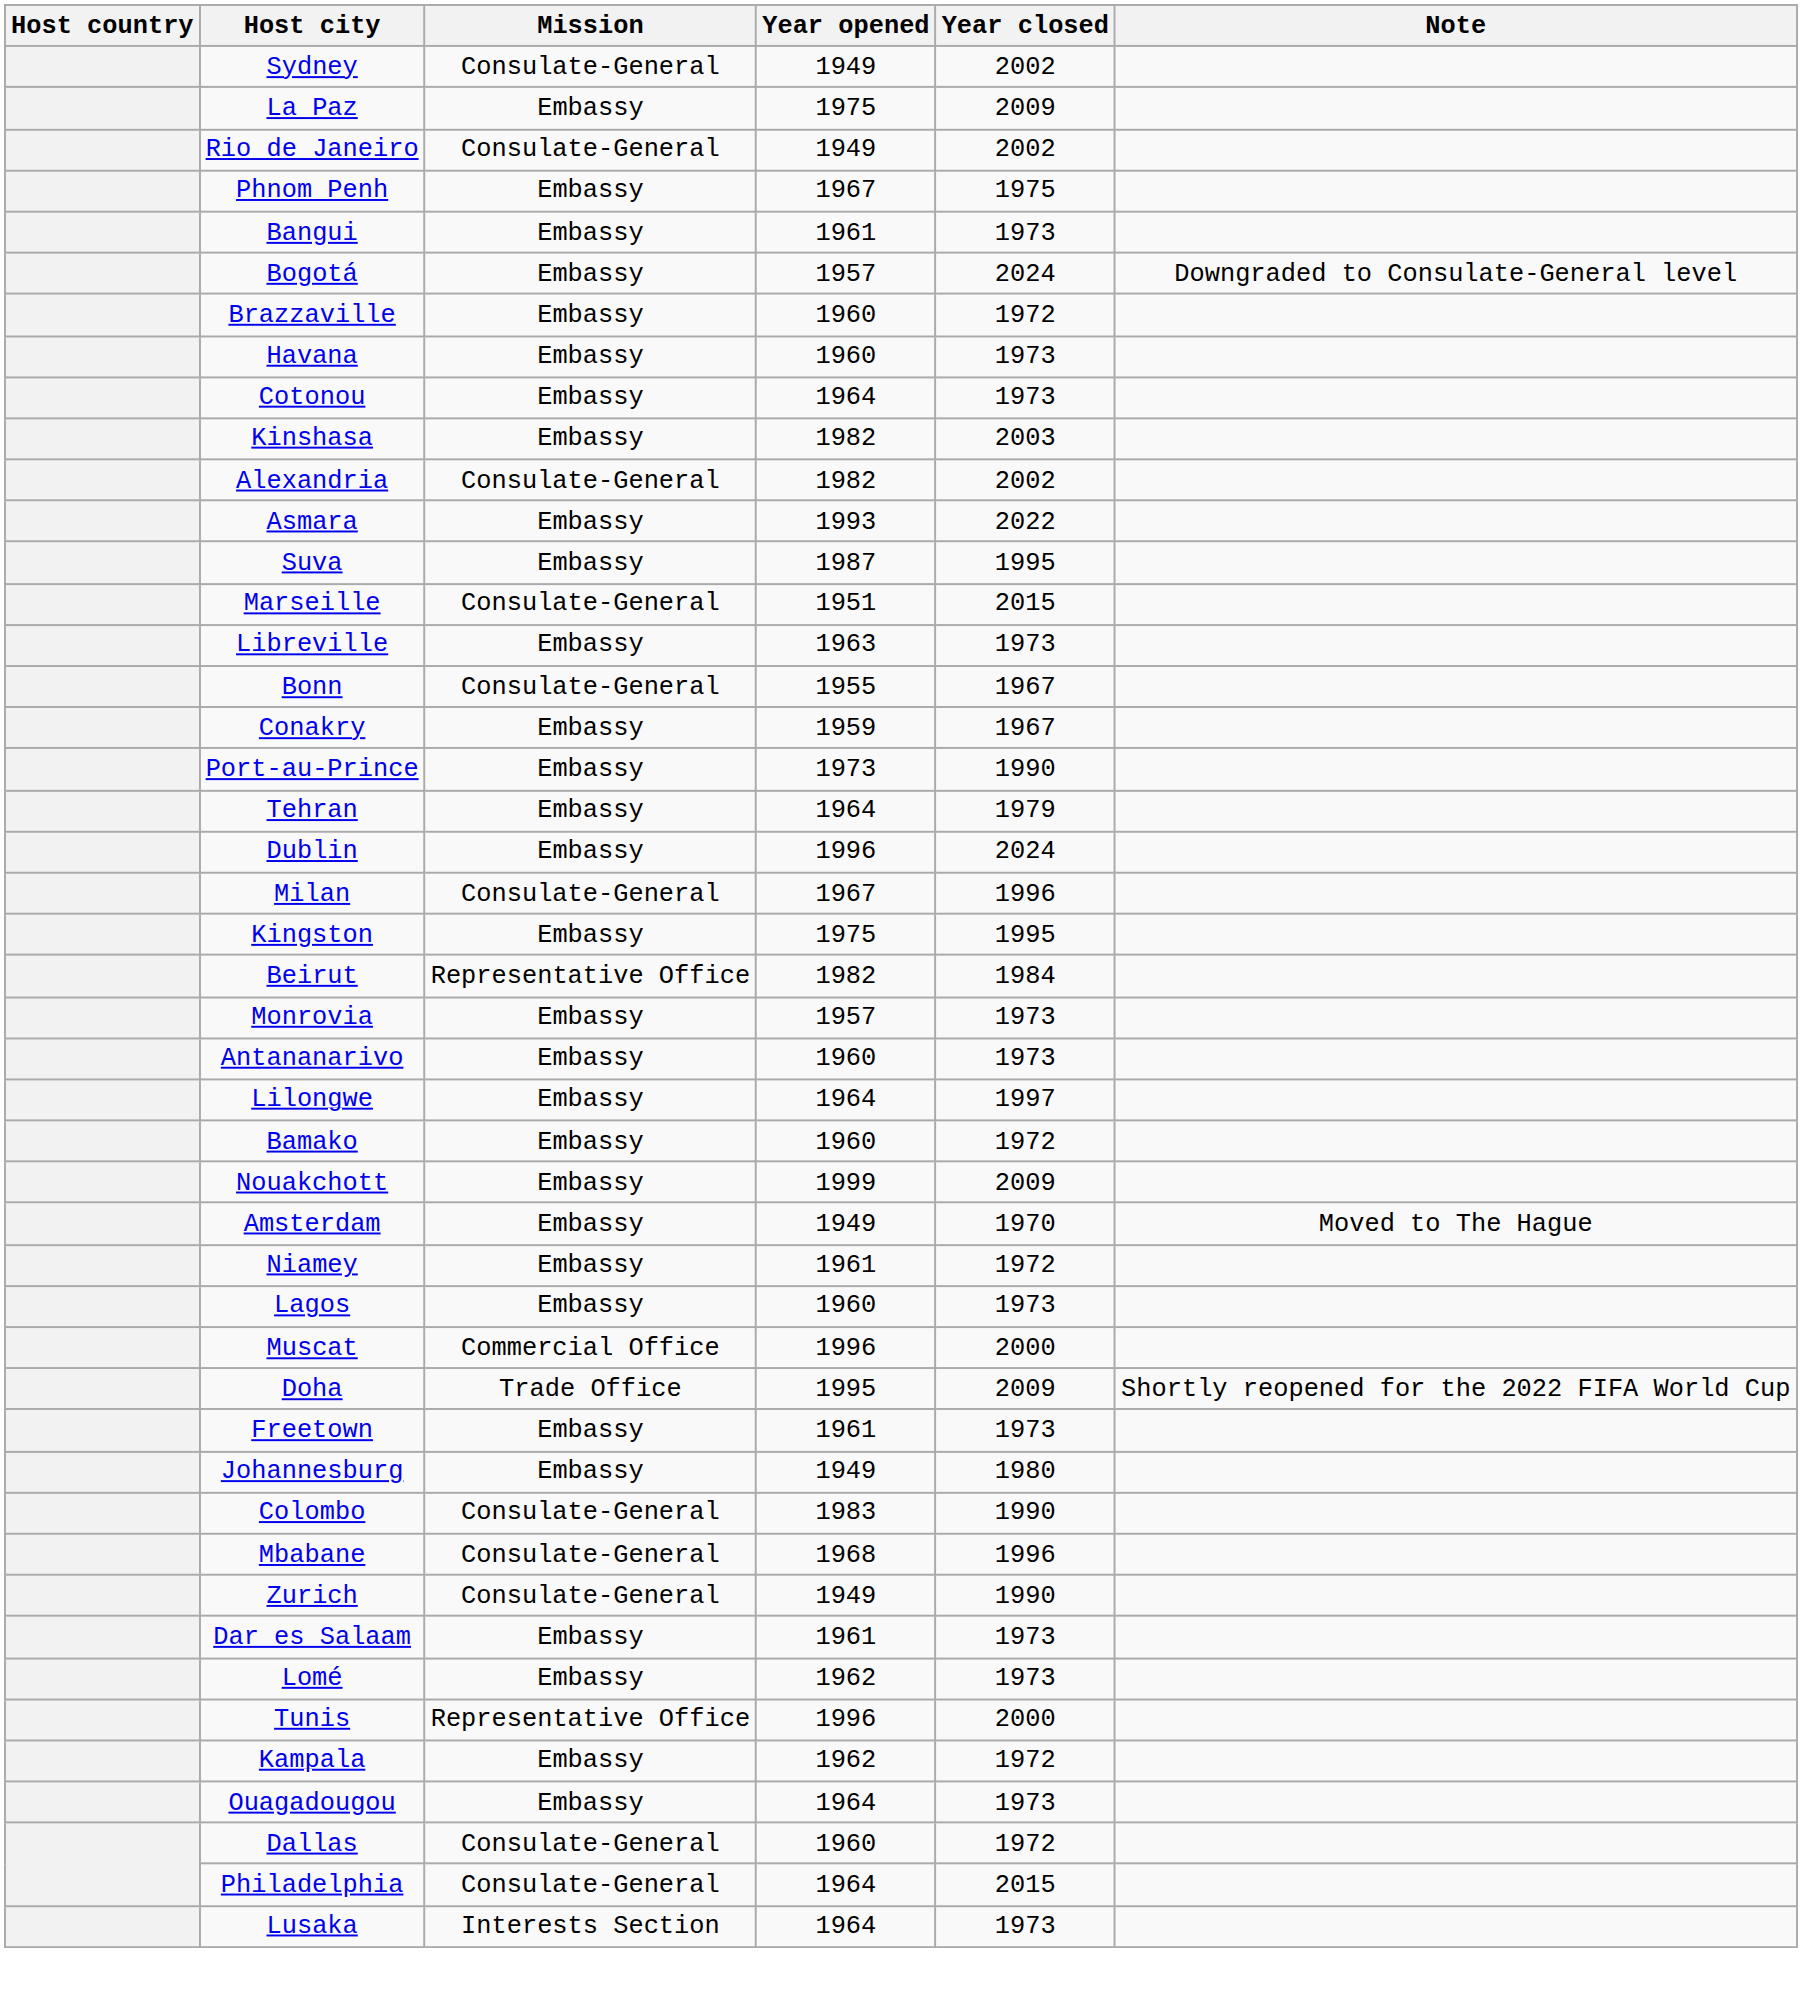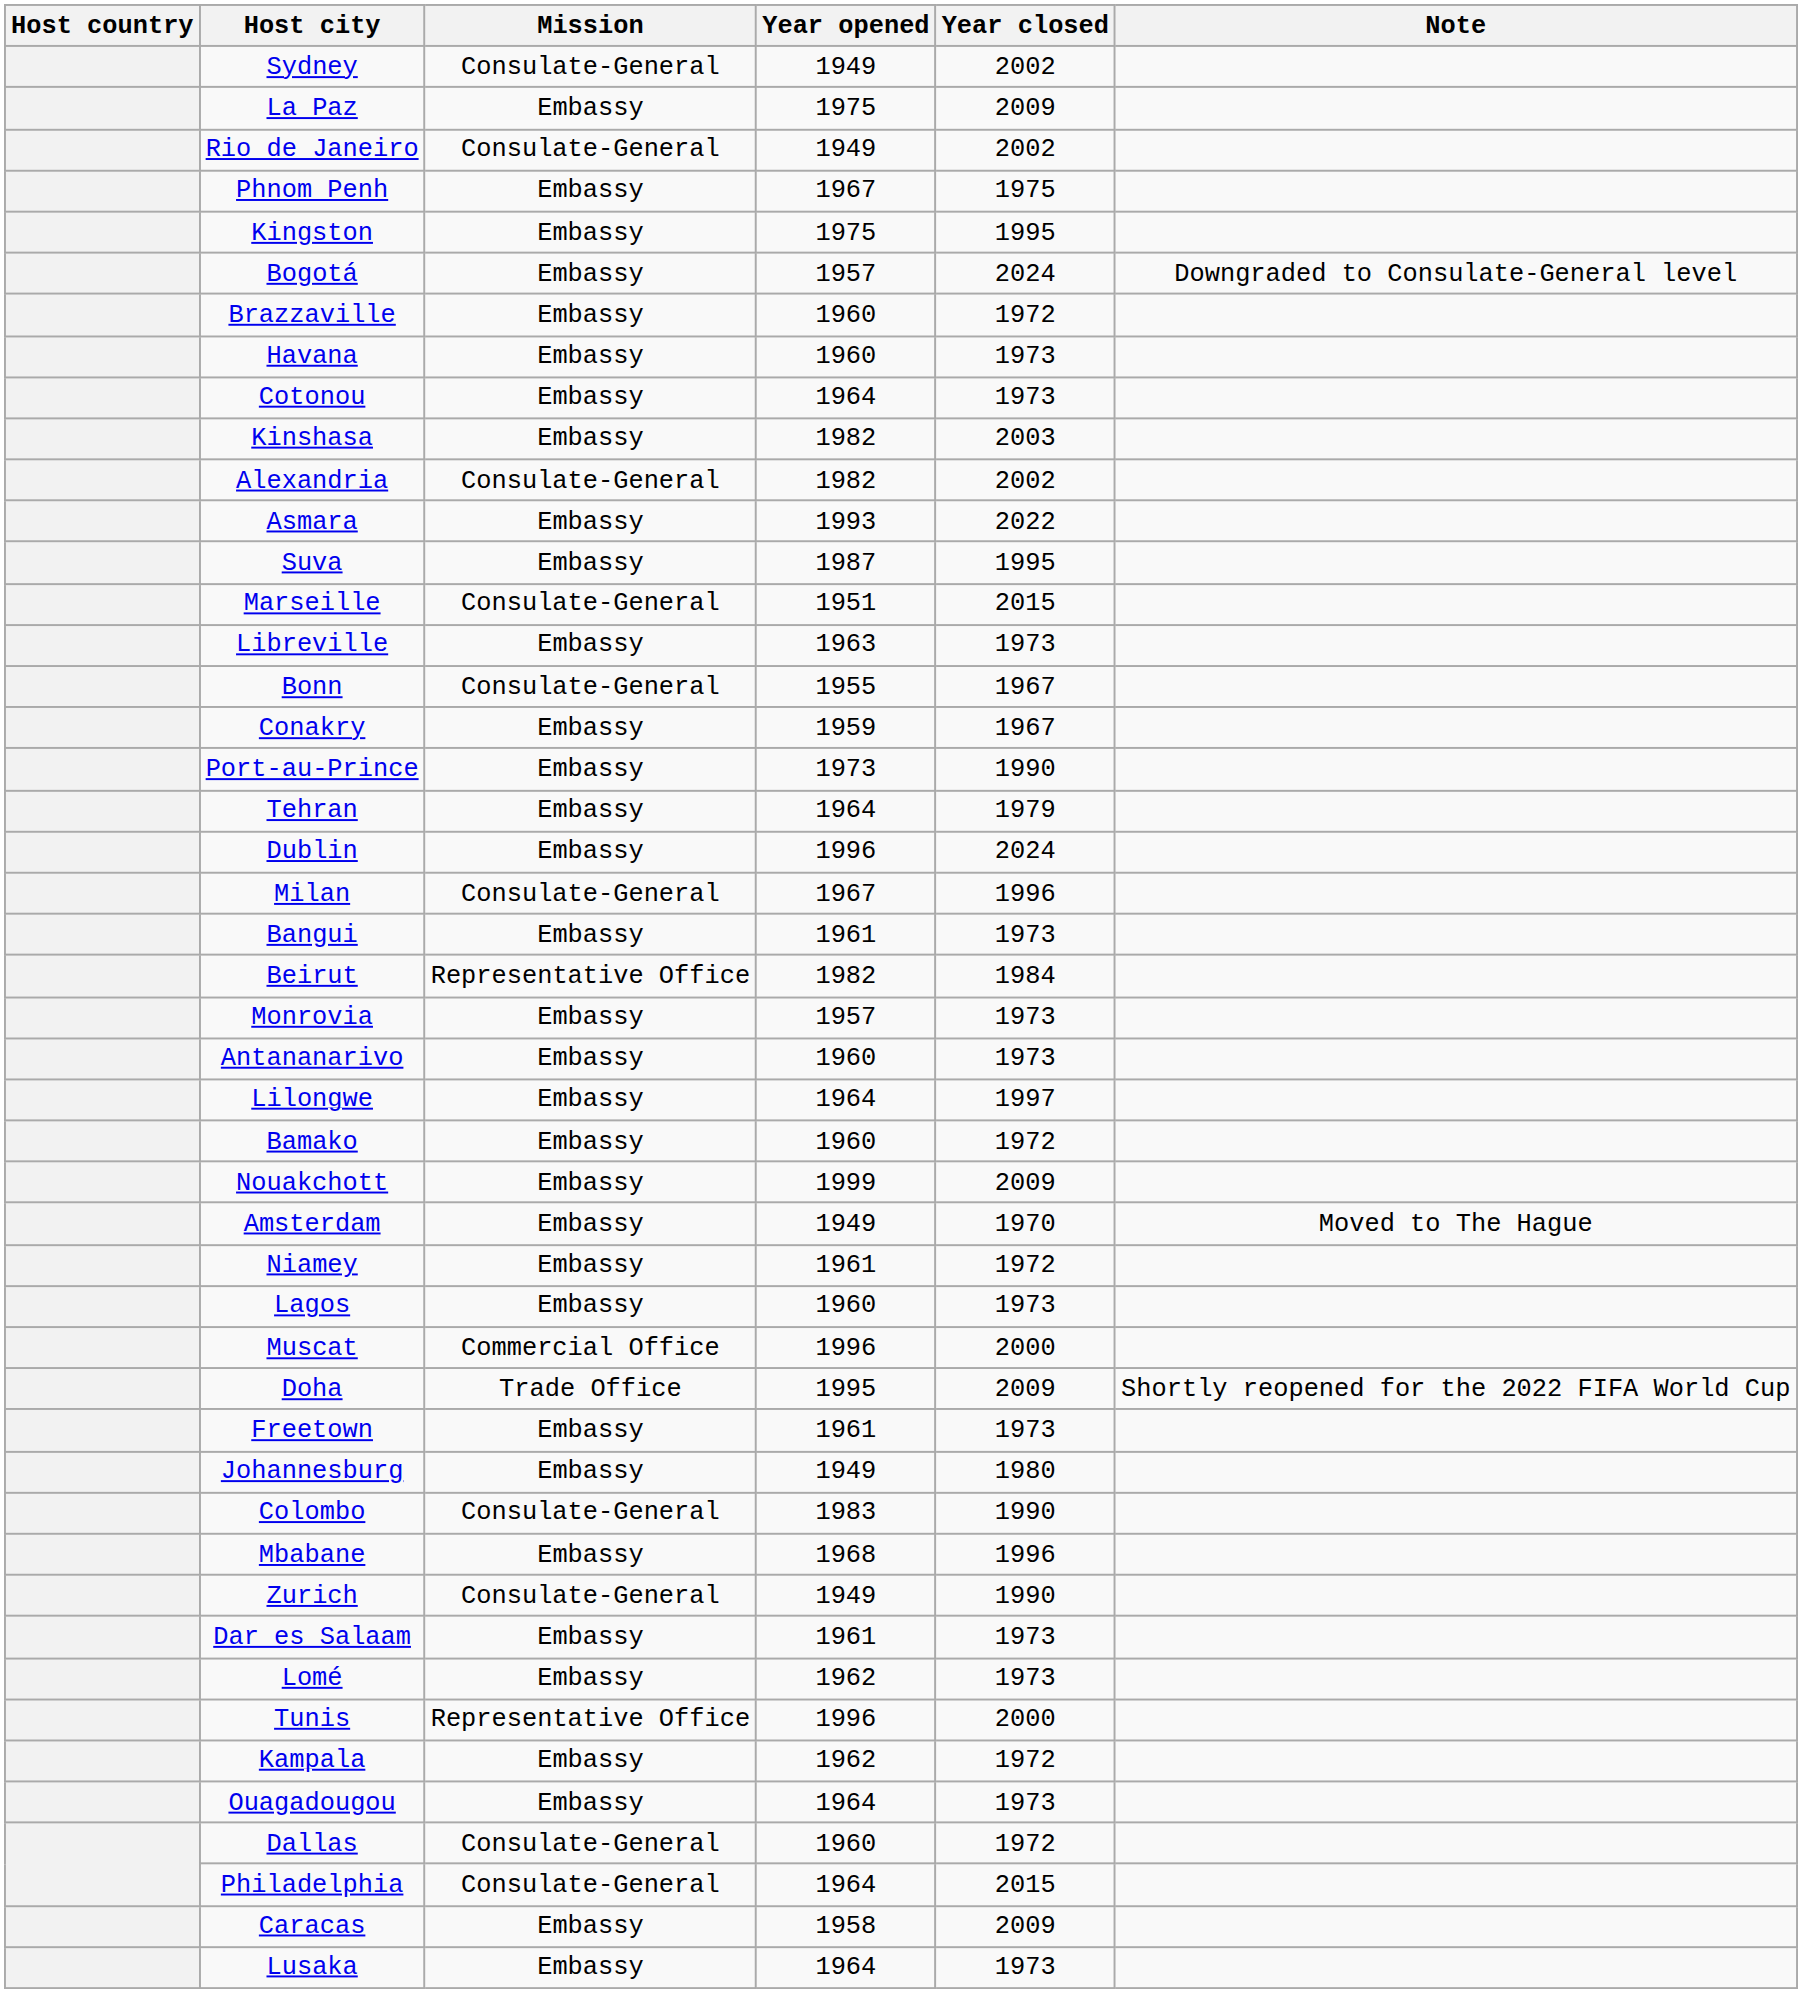rows swapped: (312, 232) <-> (312, 935)
(590, 1554) Consulate-General -> (590, 1554) Embassy
+ row: (312, 1926)
(590, 1926) Interests Section -> (590, 1967) Embassy
